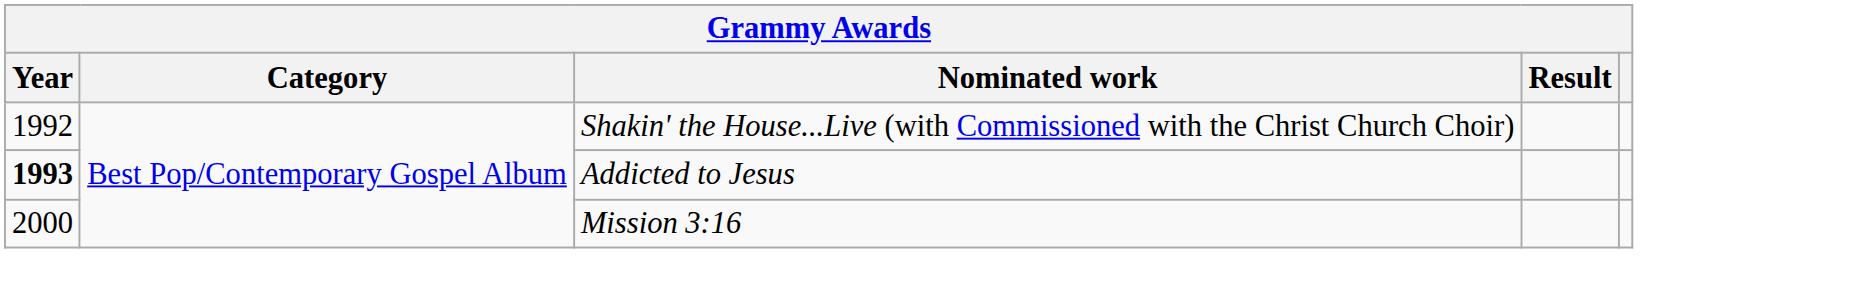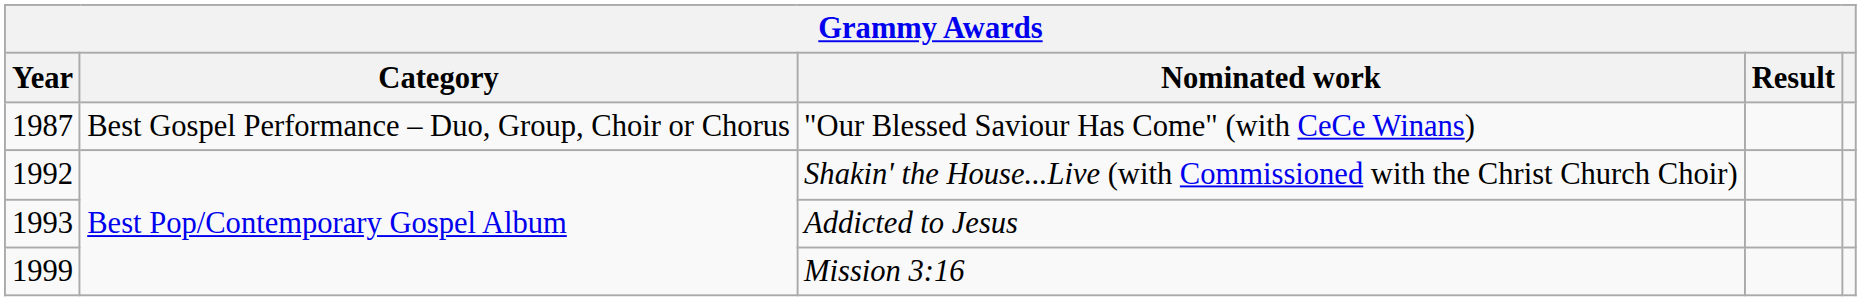+ row: (1139, 125)
(43, 174) bold -> (43, 222) normal
(43, 222) 2000 -> (43, 271) 1999
